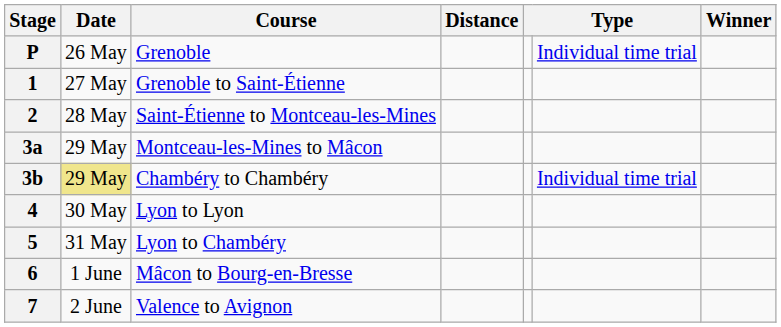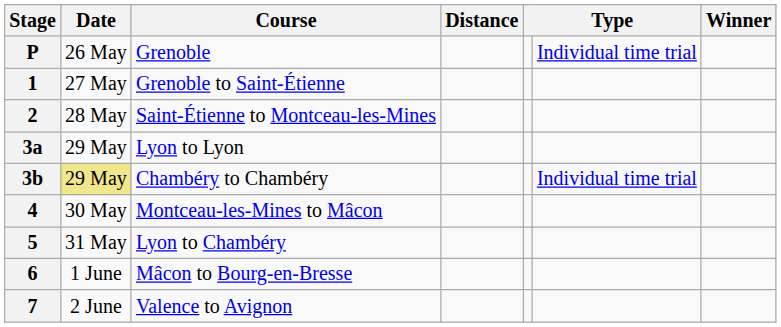(259, 147) Montceau-les-Mines to Mâcon -> (190, 147) Lyon to Lyon
(190, 210) Lyon to Lyon -> (259, 210) Montceau-les-Mines to Mâcon
